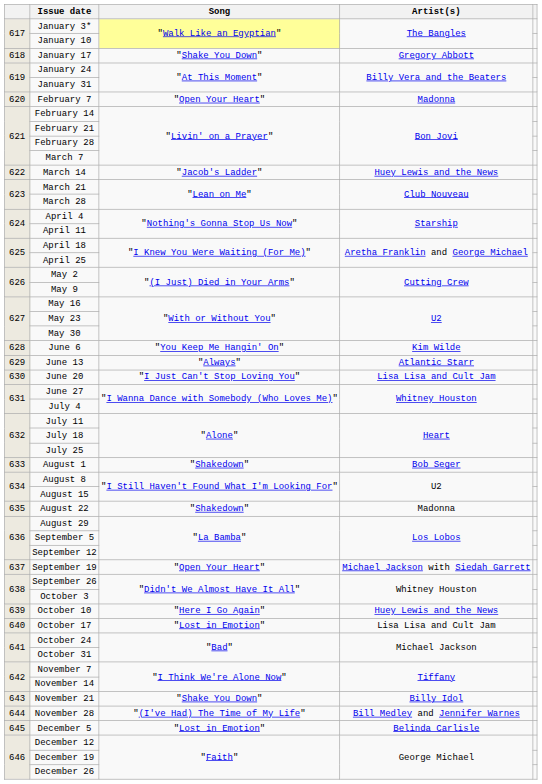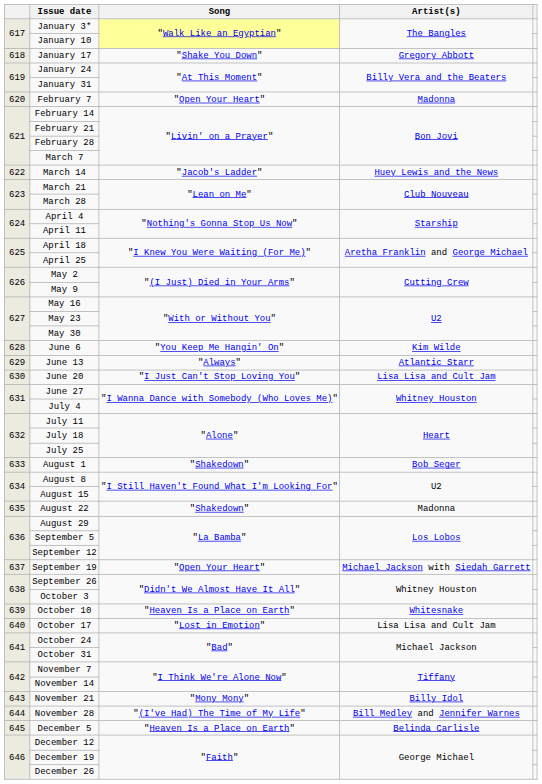(219, 611) "Here I Go Again" -> (219, 611) "Heaven Is a Place on Earth"
(436, 611) Huey Lewis and the News -> (436, 611) Whitesnake
(219, 699) "Shake You Down" -> (219, 699) "Mony Mony"
(219, 728) "Lost in Emotion" -> (219, 728) "Heaven Is a Place on Earth"
